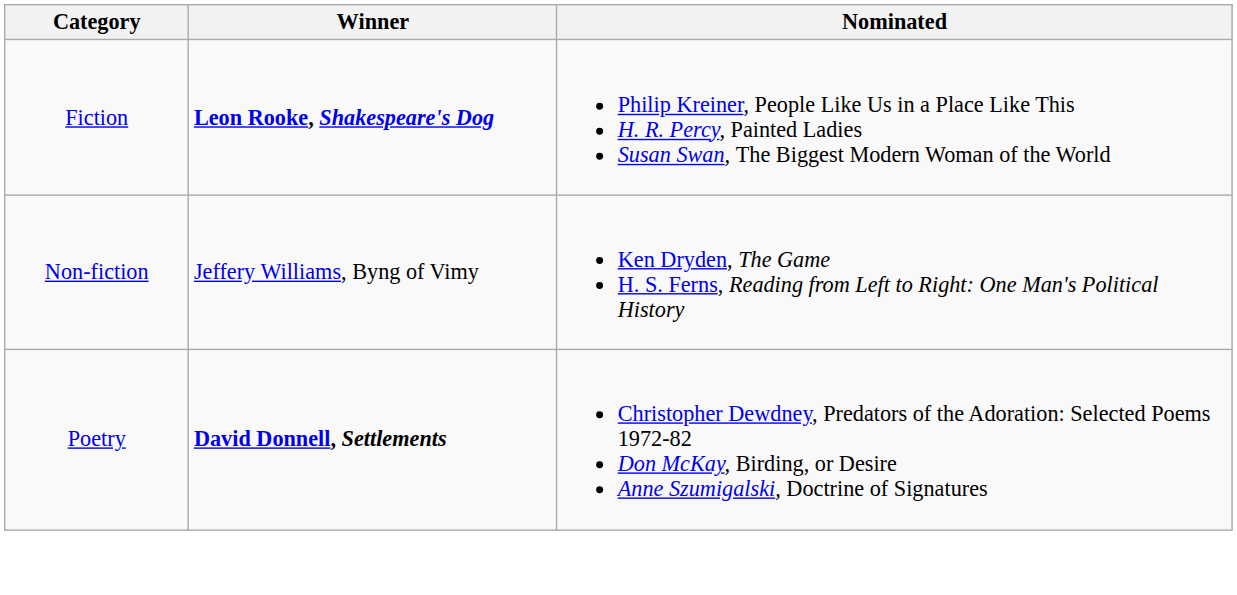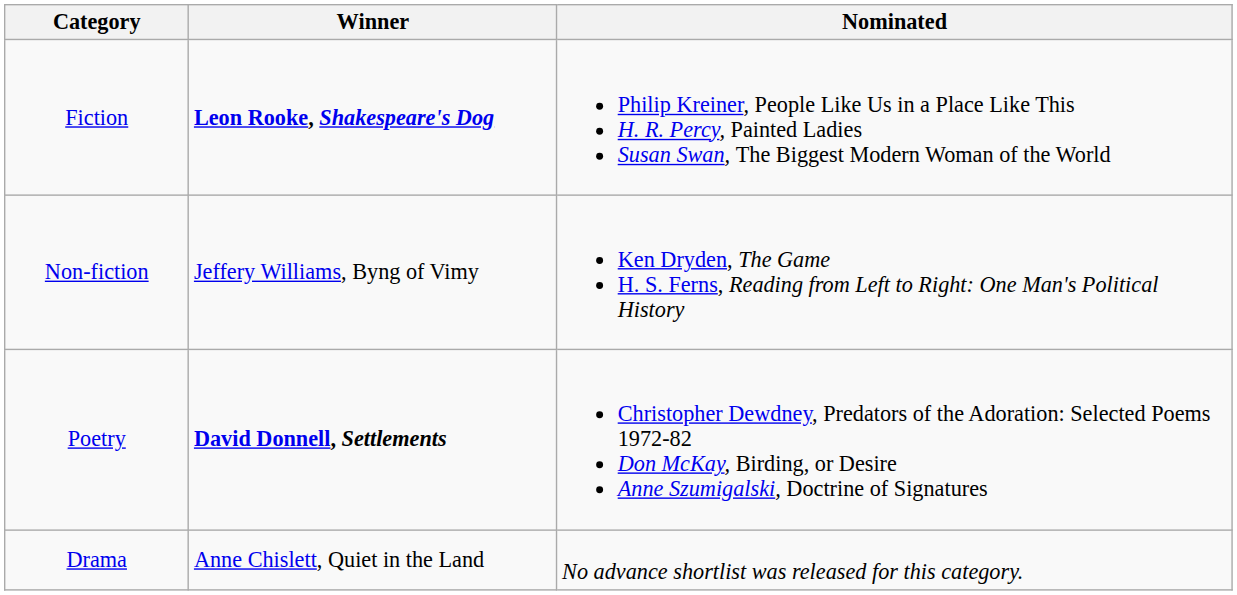+ row: (97, 559)
